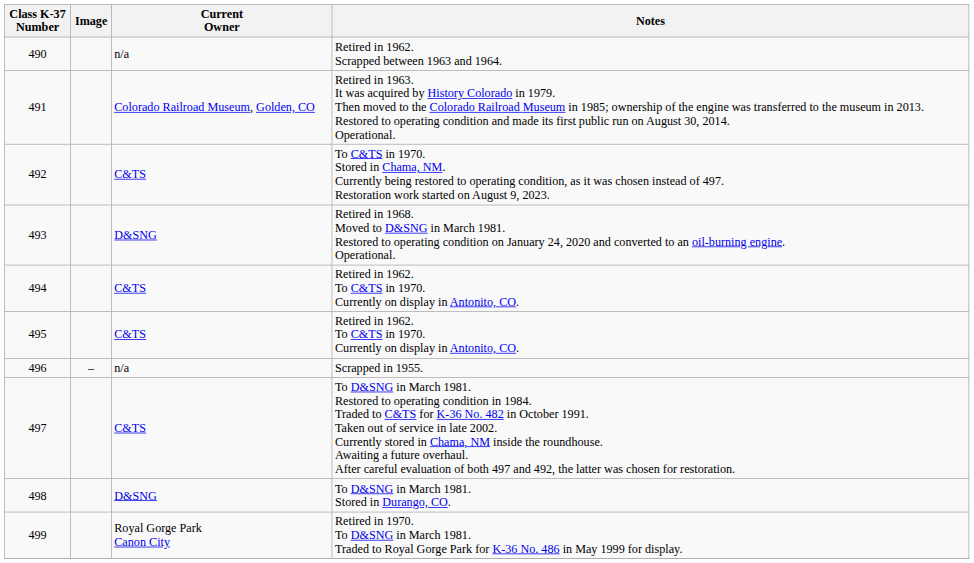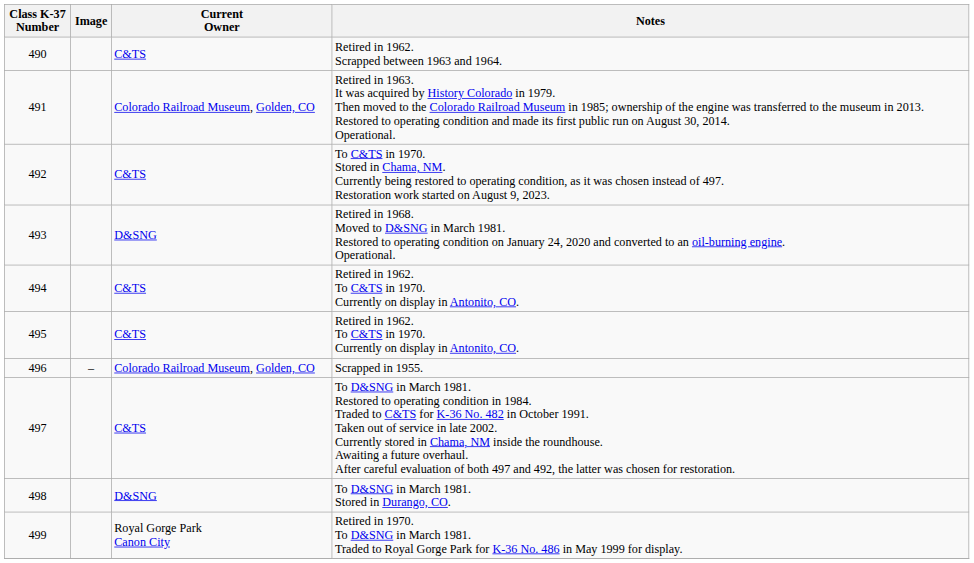(122, 53) n/a -> (130, 53) C&TS
(122, 368) n/a -> (215, 368) Colorado Railroad Museum, Golden, CO
